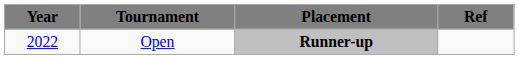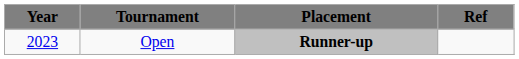(42, 41) 2022 -> (42, 41) 2023
